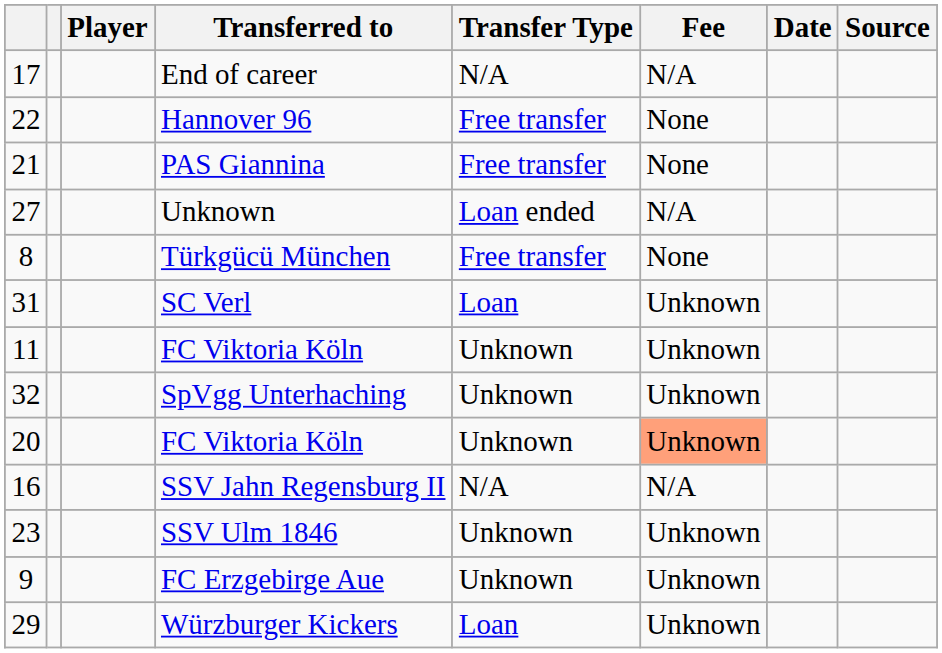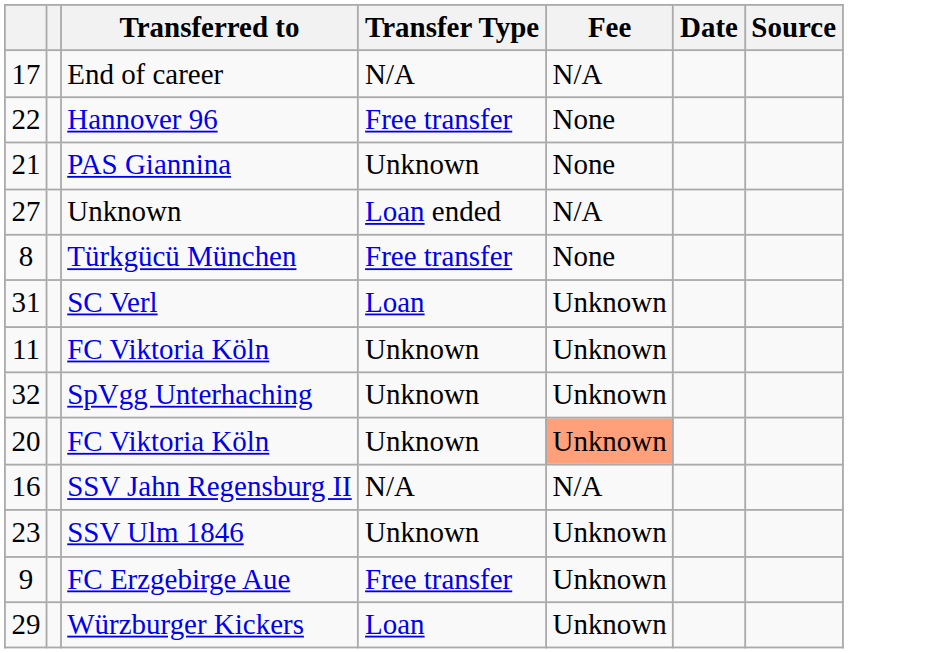- column: (107, 27)
(532, 165) Free transfer -> (422, 165) Unknown
(516, 578) Unknown -> (439, 578) Free transfer
